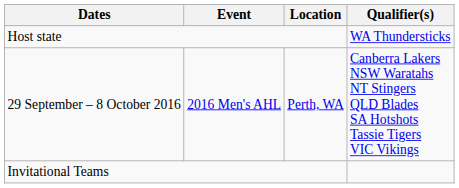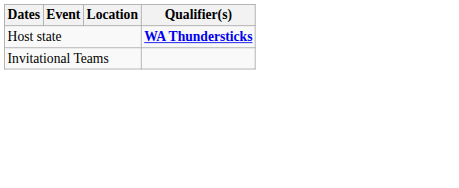(400, 36) normal -> (198, 36) bold
- row: (94, 104)
